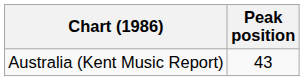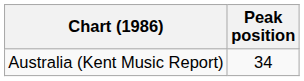(263, 62) 43 -> (263, 62) 34
